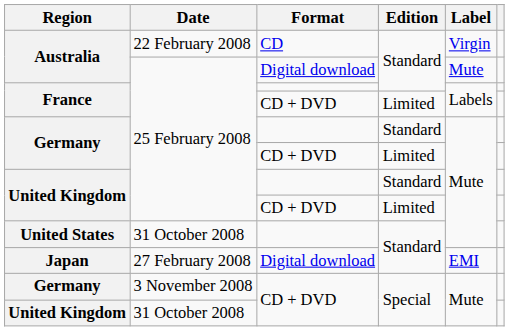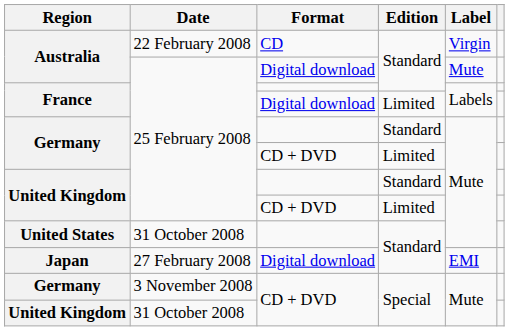(298, 103) CD + DVD -> (318, 103) Digital download
